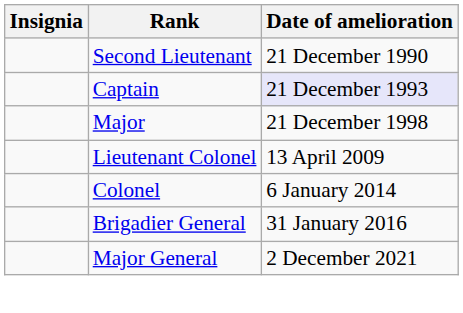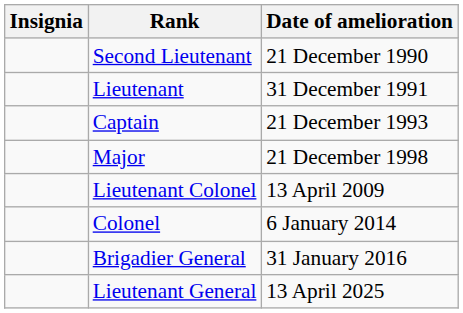+ row: (138, 88)
(347, 88) lavender background -> (347, 122) no background
- row: (155, 257)
+ row: (175, 291)
